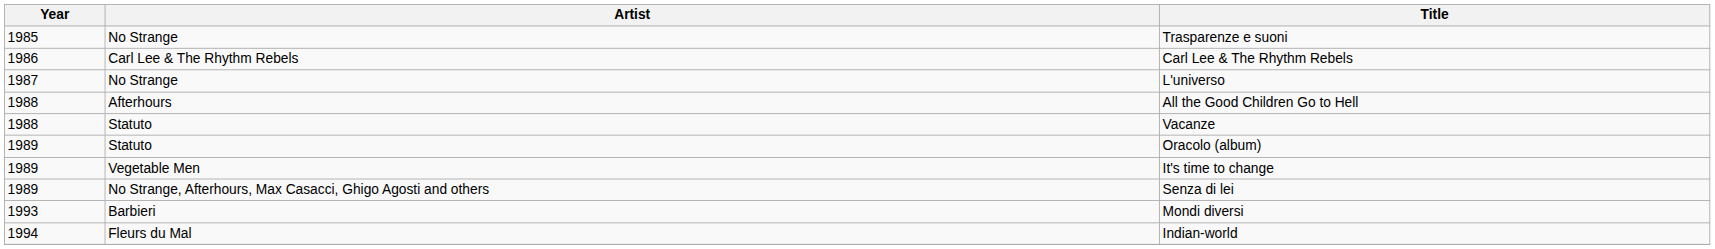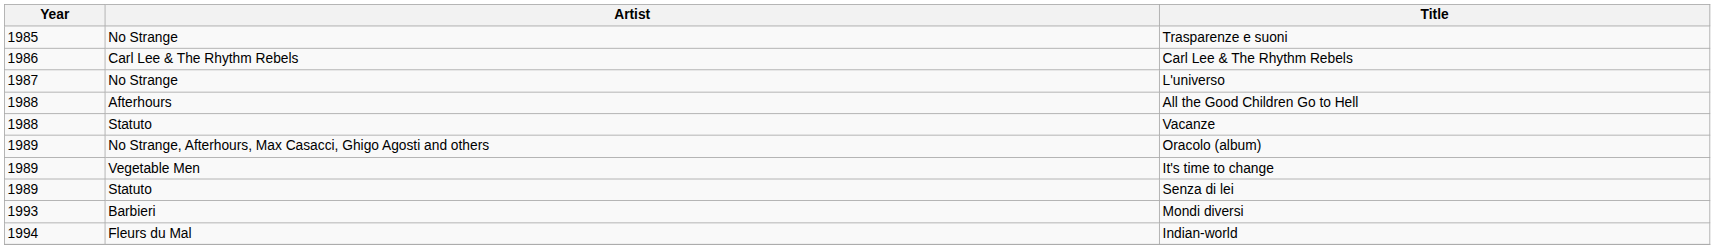(130, 146) Statuto -> (299, 146) No Strange, Afterhours, Max Casacci, Ghigo Agosti and others
(299, 189) No Strange, Afterhours, Max Casacci, Ghigo Agosti and others -> (130, 189) Statuto
